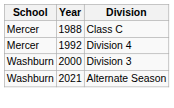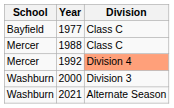+ row: (70, 29)
(109, 45) no background -> (109, 62) lightsalmon background
